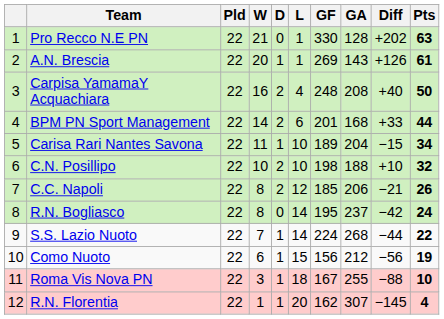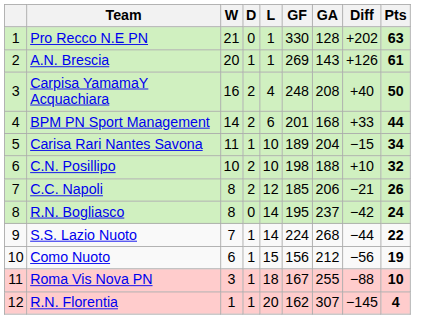- column: (235, 15)
